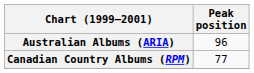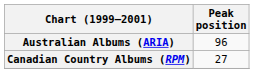(221, 59) 77 -> (221, 59) 27
